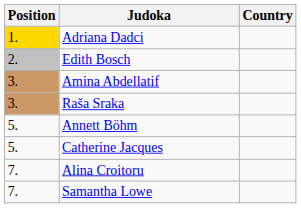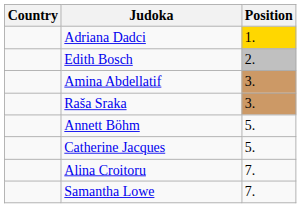columns swapped: (32, 15) <-> (268, 15)
